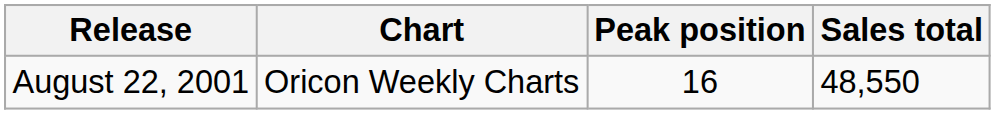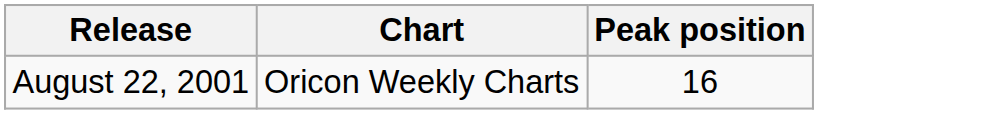- column: (902, 30)
